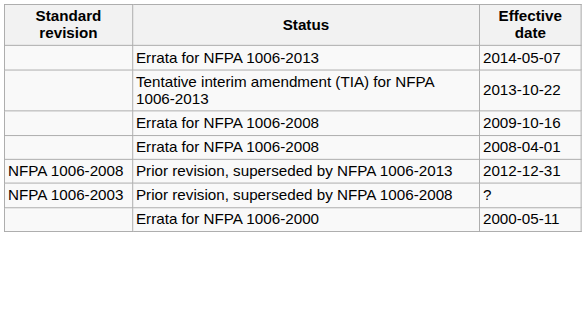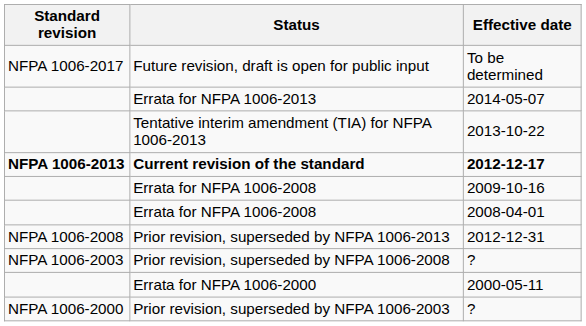+ row: (281, 66)
+ row: (249, 164)
+ row: (291, 308)
